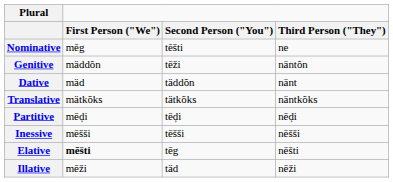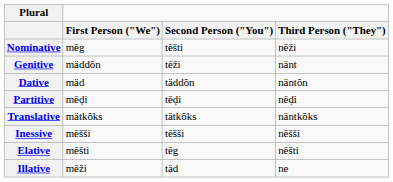(283, 47) ne -> (287, 47) nēži
(293, 64) näntõn -> (288, 64) nänt
(288, 82) nänt -> (293, 82) näntõn
rows swapped: (34, 99) <-> (34, 116)
(78, 151) bold -> (77, 151) normal
(287, 168) nēži -> (283, 168) ne
